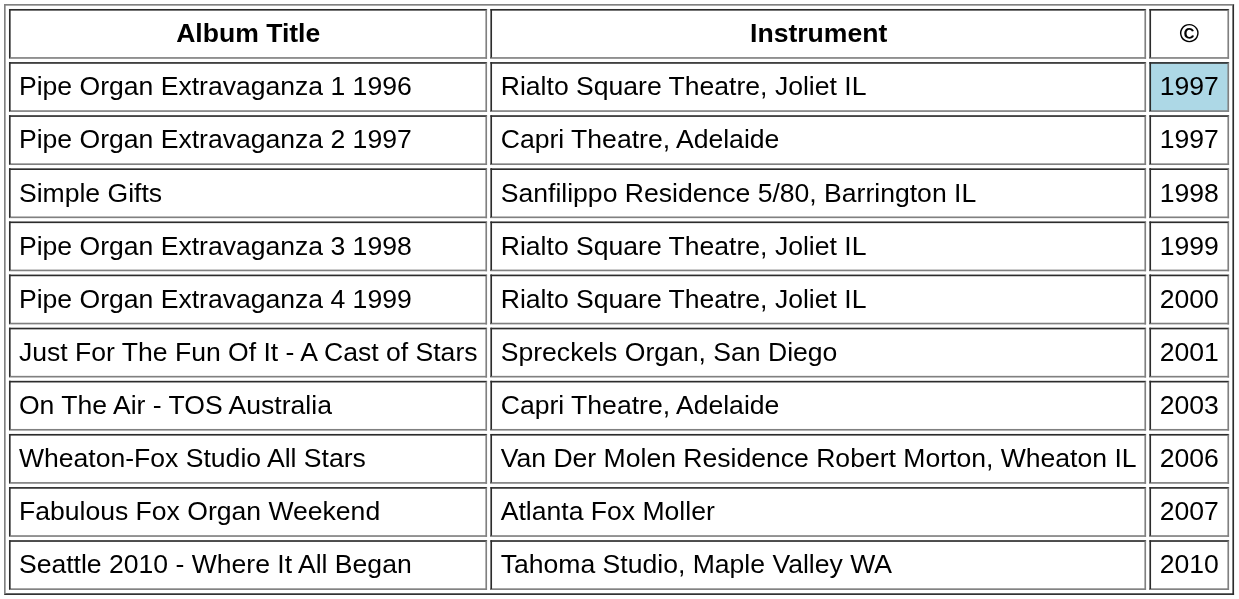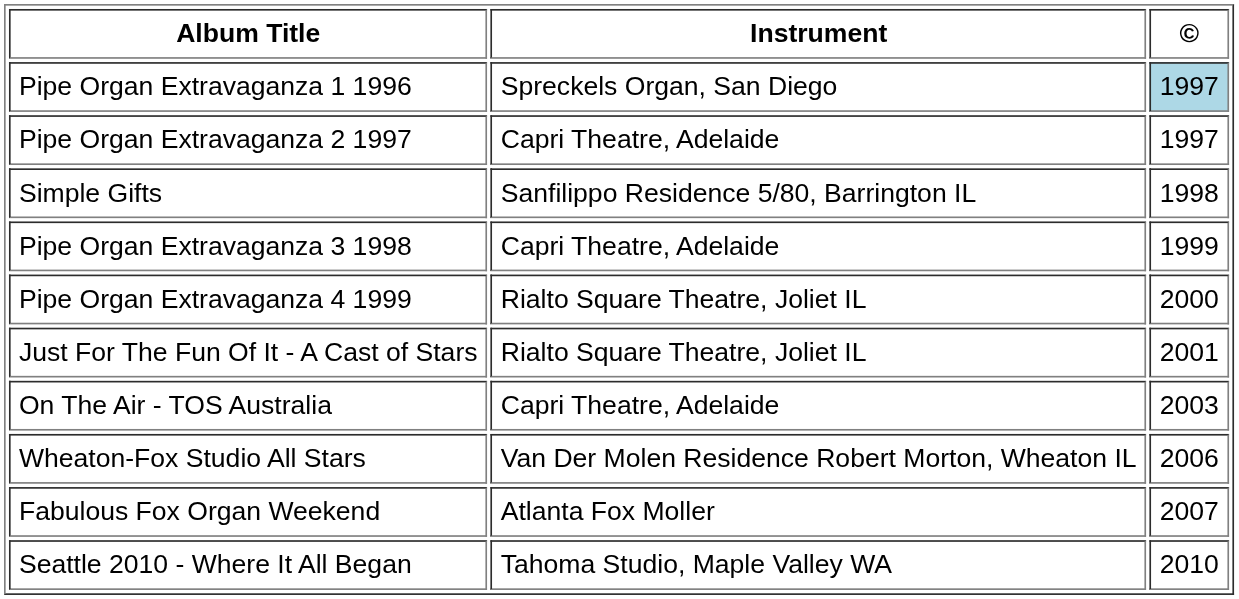(684, 86) Rialto Square Theatre, Joliet IL -> (669, 86) Spreckels Organ, San Diego
(684, 246) Rialto Square Theatre, Joliet IL -> (640, 246) Capri Theatre, Adelaide
(669, 352) Spreckels Organ, San Diego -> (684, 352) Rialto Square Theatre, Joliet IL
